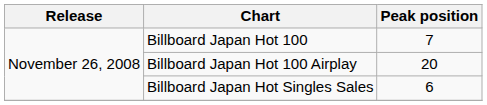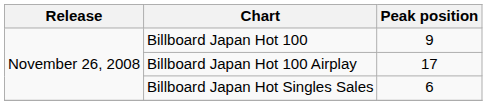(429, 40) 7 -> (429, 40) 9
(429, 64) 20 -> (429, 64) 17
